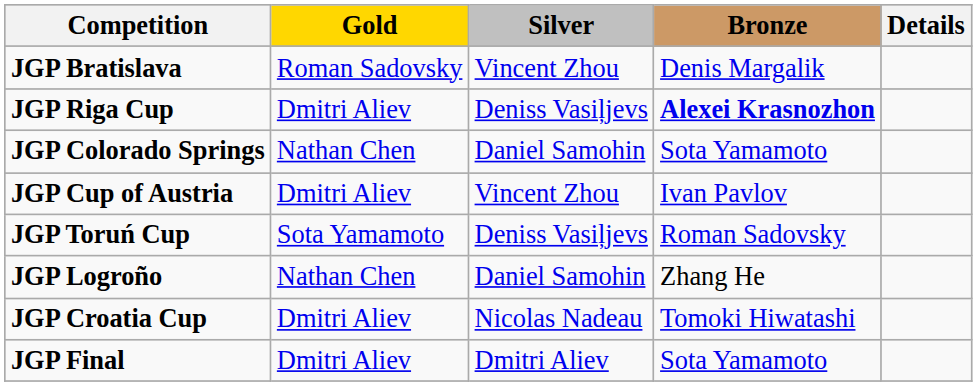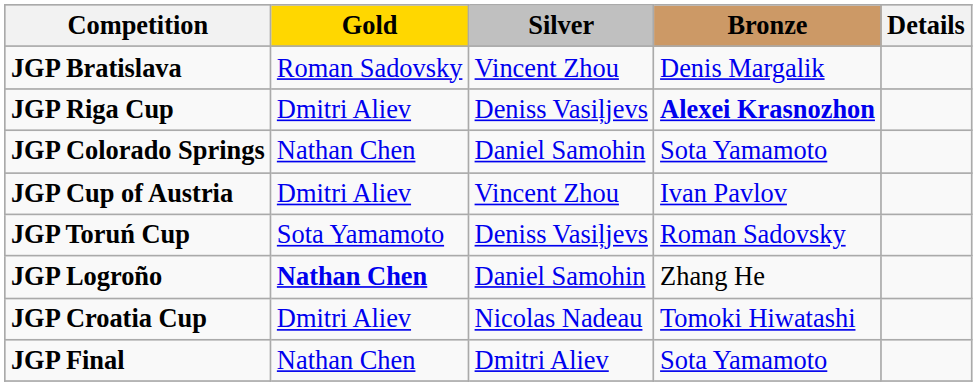(346, 276) normal -> (352, 276) bold
(344, 360) Dmitri Aliev -> (346, 360) Nathan Chen
